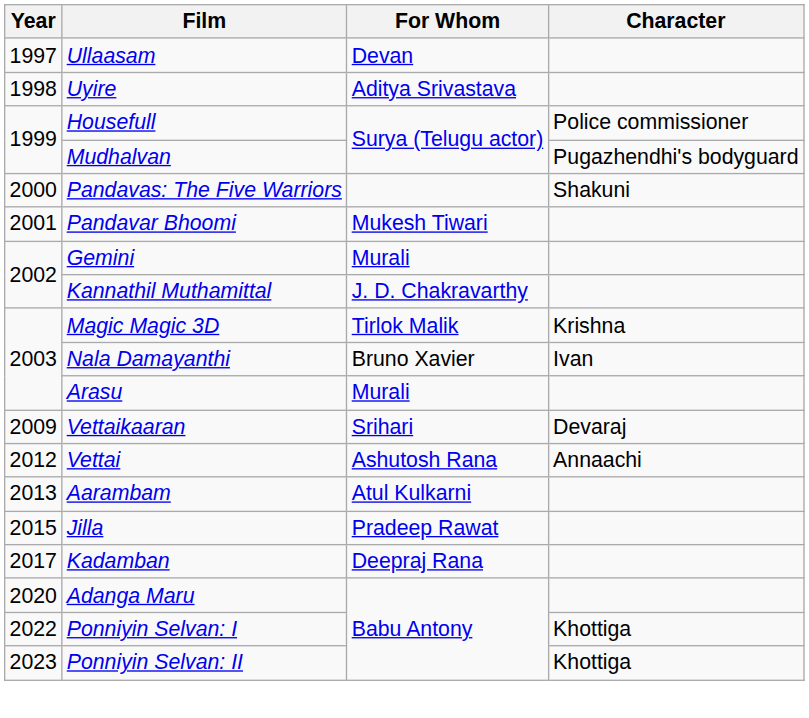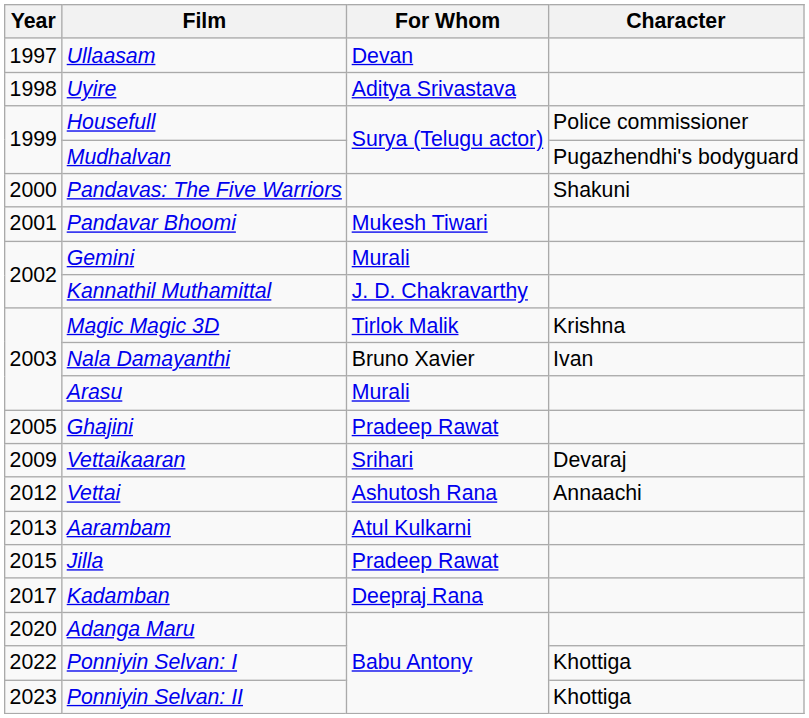+ row: (100, 426)
